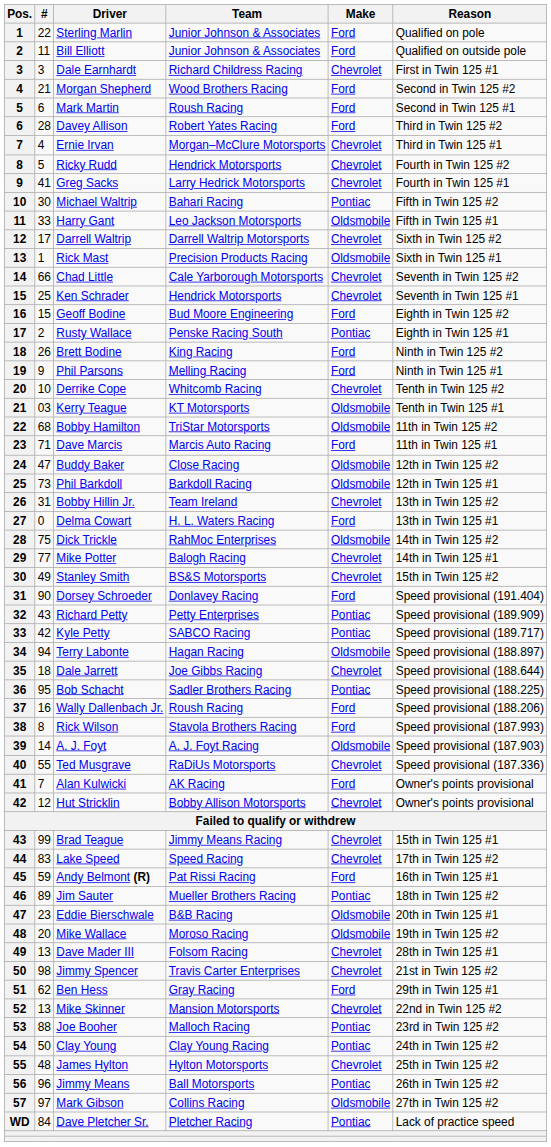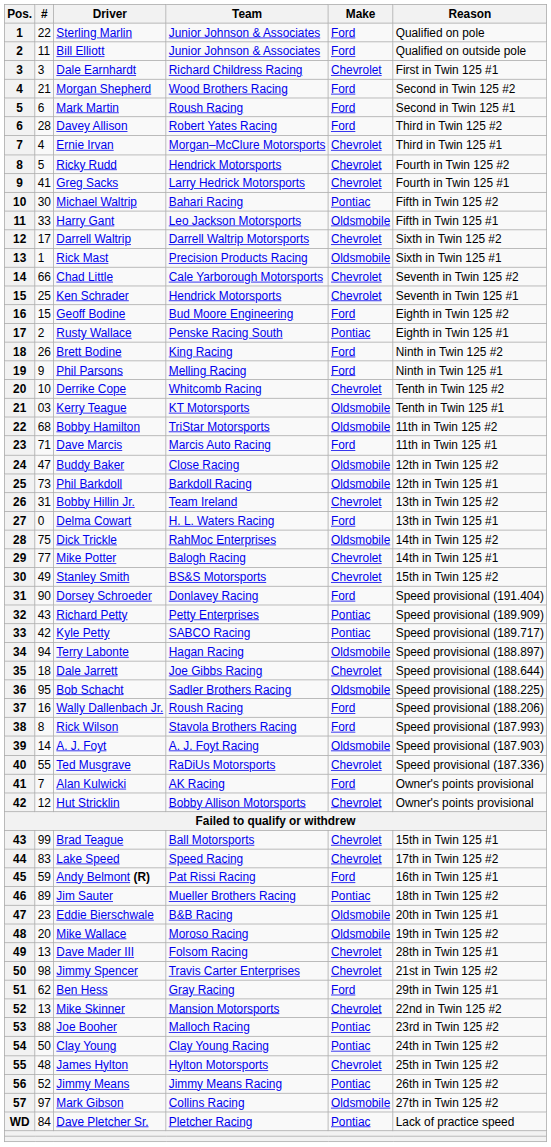(351, 690) Pontiac -> (361, 690) Oldsmobile
(225, 840) Jimmy Means Racing -> (212, 840) Ball Motorsports
(44, 1084) 96 -> (44, 1084) 52
(212, 1084) Ball Motorsports -> (225, 1084) Jimmy Means Racing
